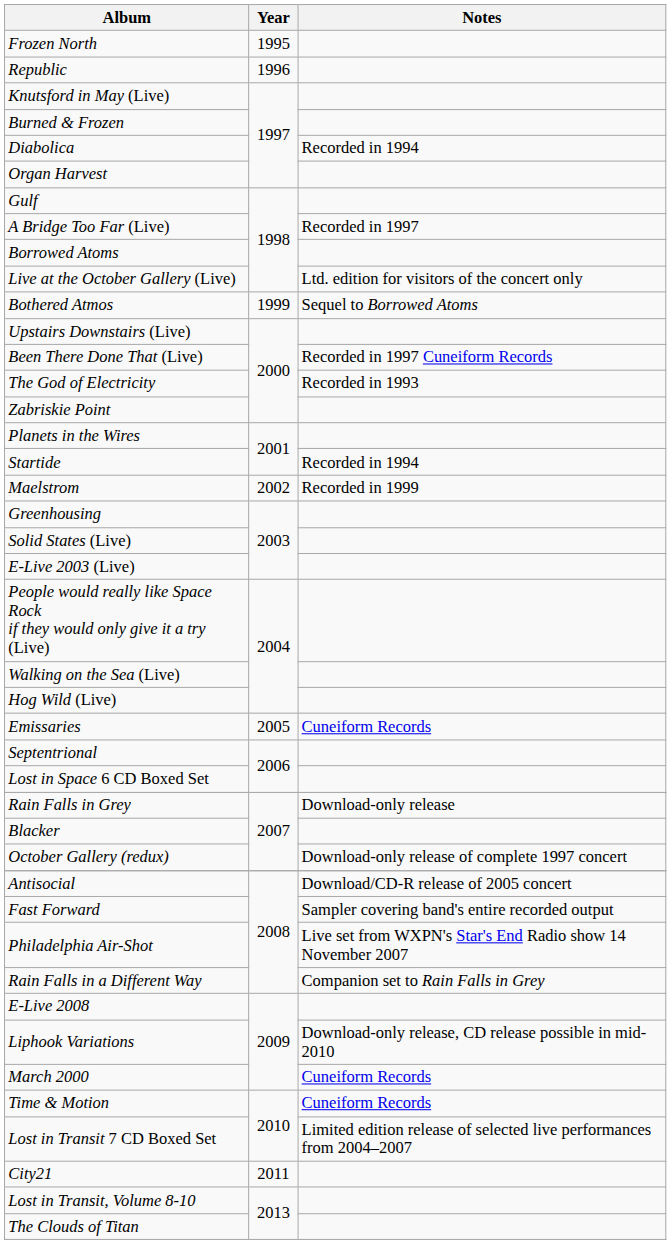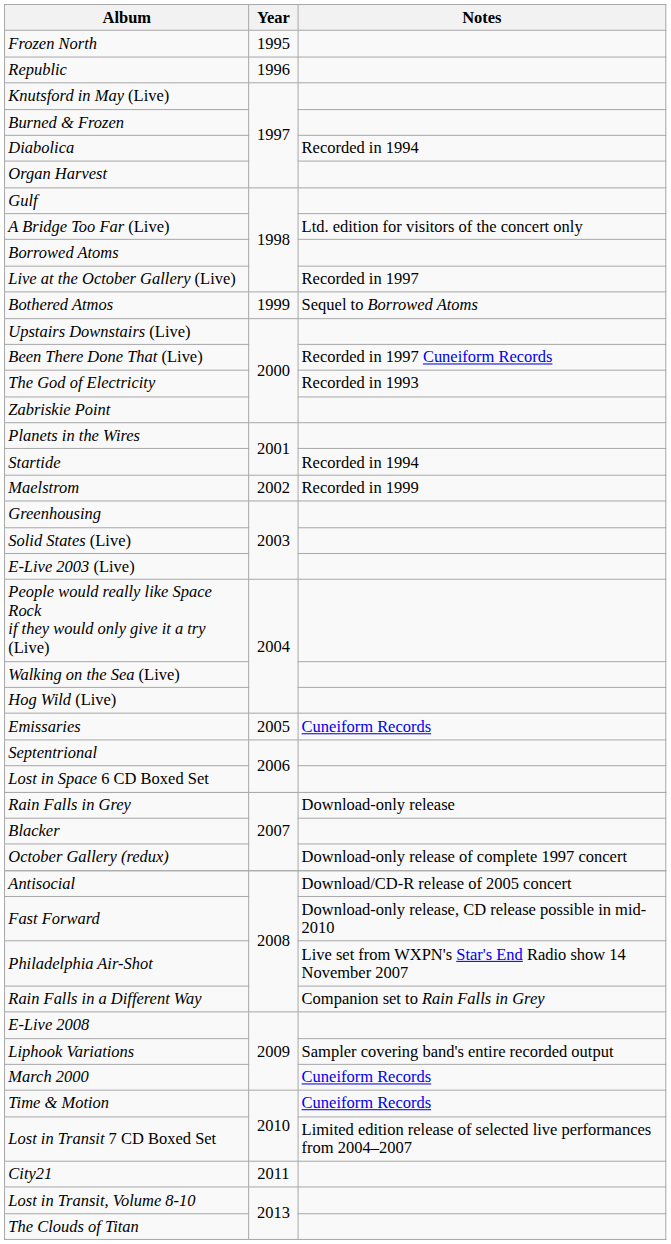(360, 226) Recorded in 1997 -> (442, 226) Ltd. edition for visitors of the concert only
(442, 278) Ltd. edition for visitors of the concert only -> (360, 278) Recorded in 1997
(458, 909) Sampler covering band's entire recorded output -> (474, 918) Download-only release, CD release possible in mid-2010
(474, 1041) Download-only release, CD release possible in mid-2010 -> (458, 1051) Sampler covering band's entire recorded output
